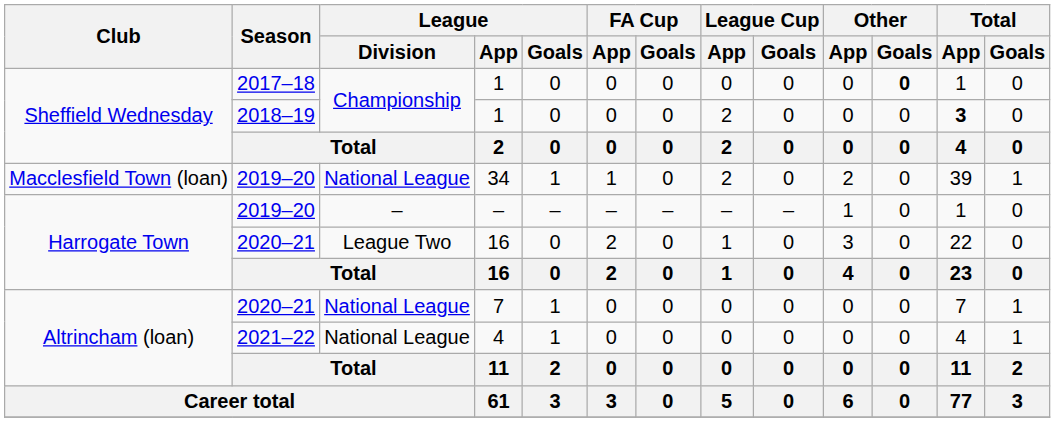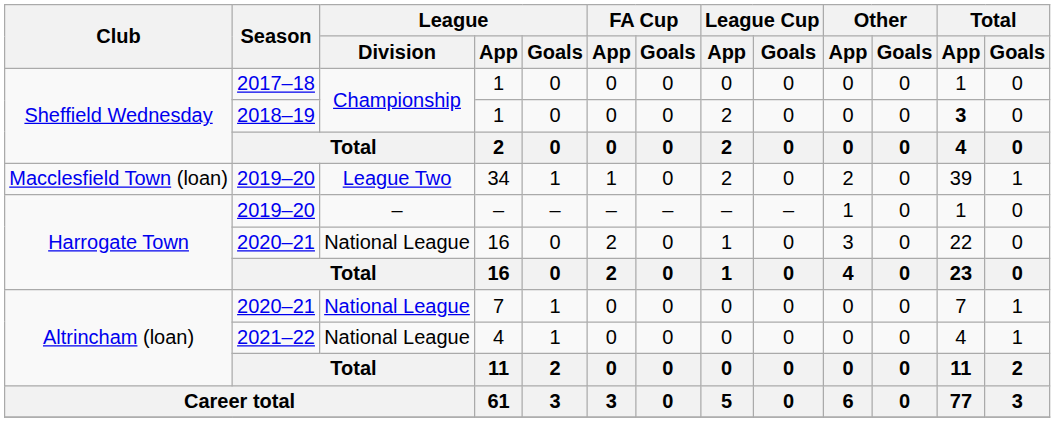(904, 83) bold -> (904, 83) normal
(397, 178) National League -> (397, 178) League Two
(397, 242) League Two -> (397, 242) National League
